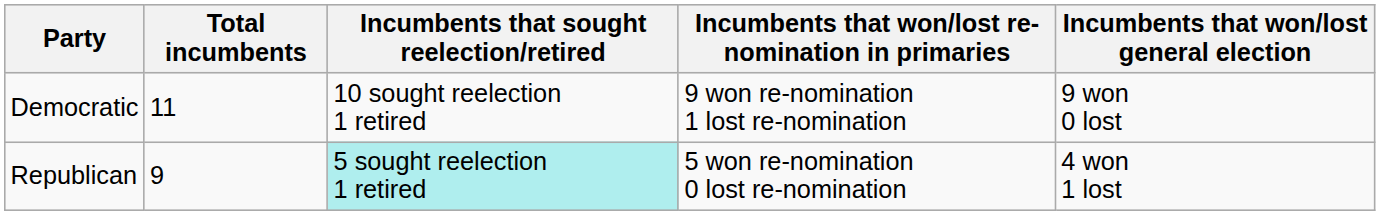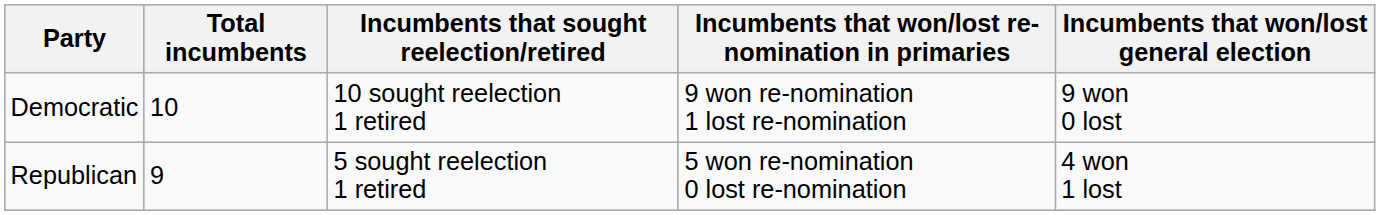(163, 107) 11 -> (164, 107) 10
(440, 175) paleturquoise background -> (440, 175) no background
